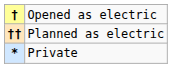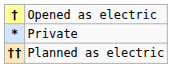rows swapped: (15, 34) <-> (15, 53)
